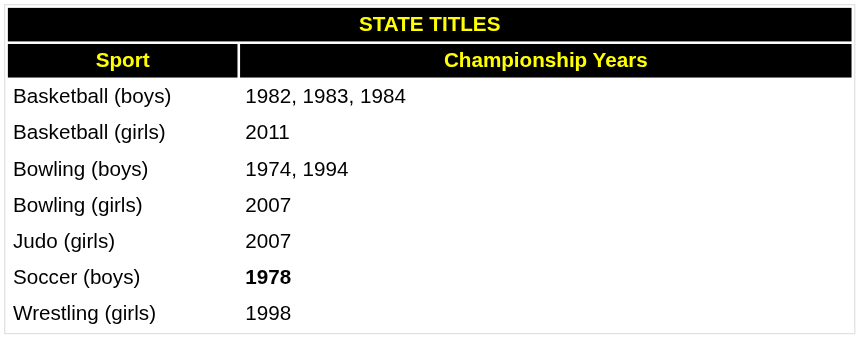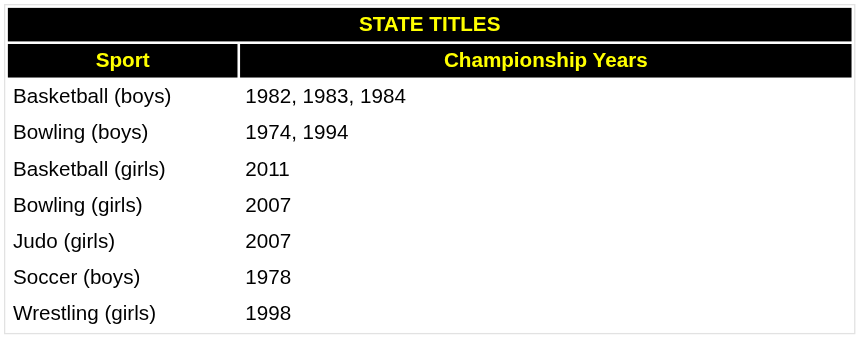rows swapped: (89, 132) <-> (81, 168)
(268, 277) bold -> (268, 277) normal
